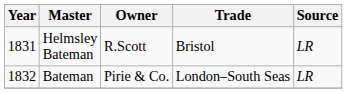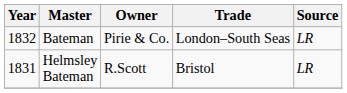rows swapped: (70, 46) <-> (68, 76)
